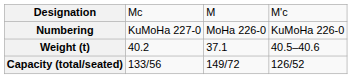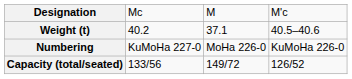rows swapped: (65, 30) <-> (65, 47)
